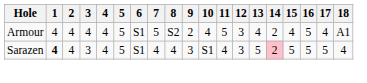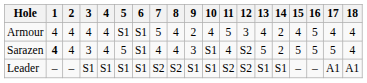(122, 31) 5 -> (124, 31) S1
(173, 31) S2 -> (176, 31) 4
(343, 31) A1 -> (352, 31) 4
(241, 50) 3 -> (246, 50) S2
(275, 50) pink background -> (281, 50) no background
+ row: (23, 68)
